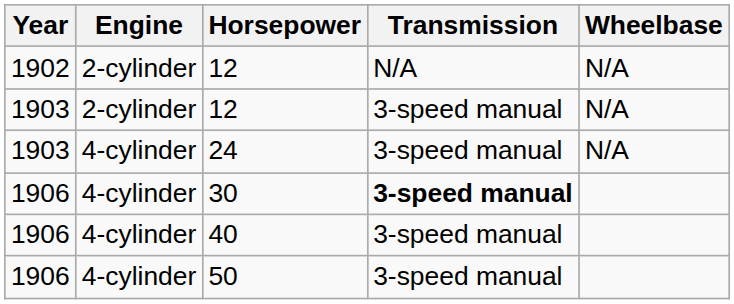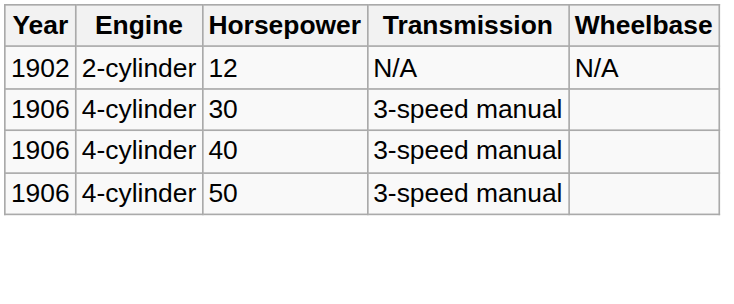- row: (40, 109)
- row: (40, 151)
(473, 192) bold -> (468, 109) normal
